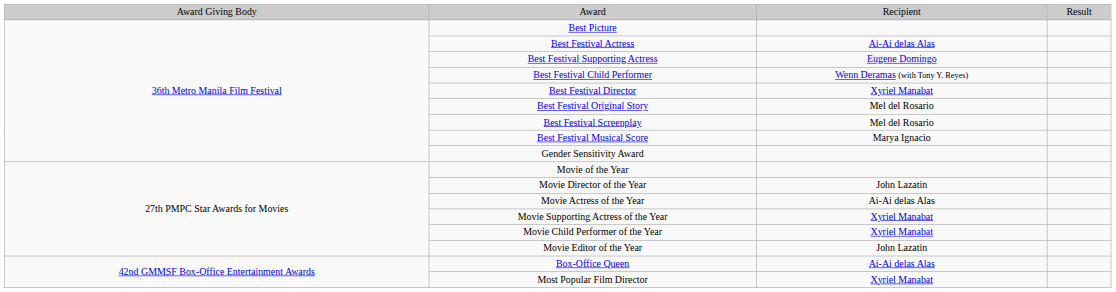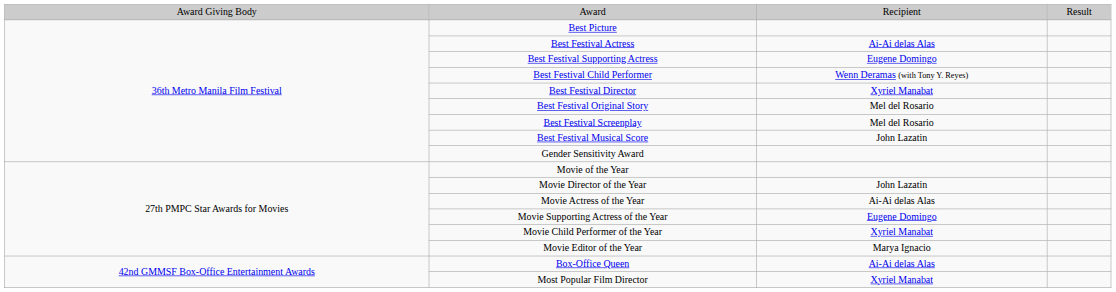(902, 138) Marya Ignacio -> (902, 138) John Lazatin
(902, 216) Xyriel Manabat -> (902, 216) Eugene Domingo
(902, 248) John Lazatin -> (902, 248) Marya Ignacio
